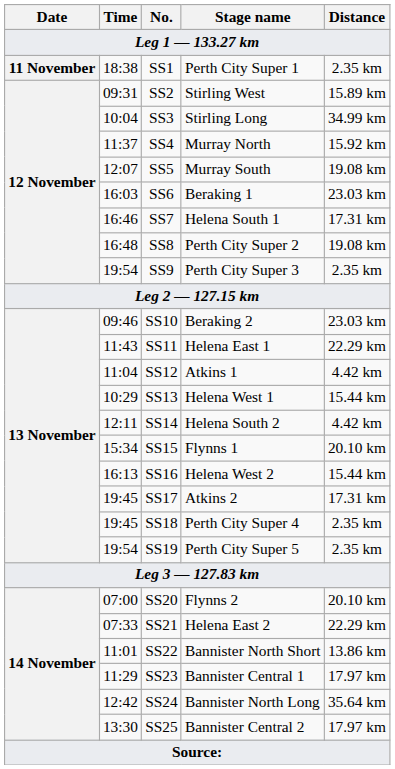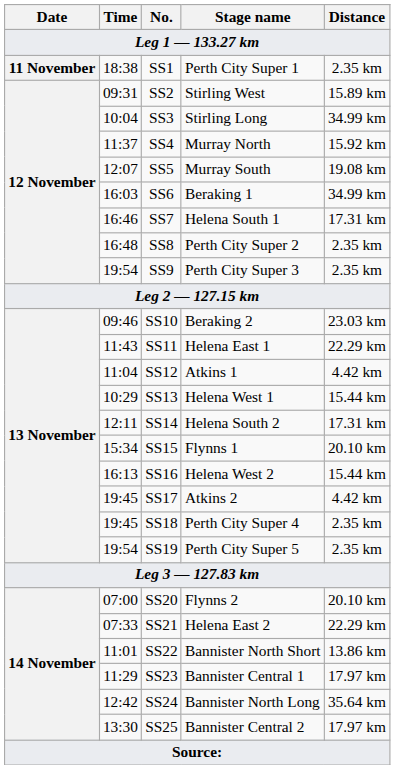(357, 194) 23.03 km -> (357, 194) 34.99 km
(357, 244) 19.08 km -> (357, 244) 2.35 km
(357, 422) 4.42 km -> (357, 422) 17.31 km
(357, 498) 17.31 km -> (357, 498) 4.42 km
